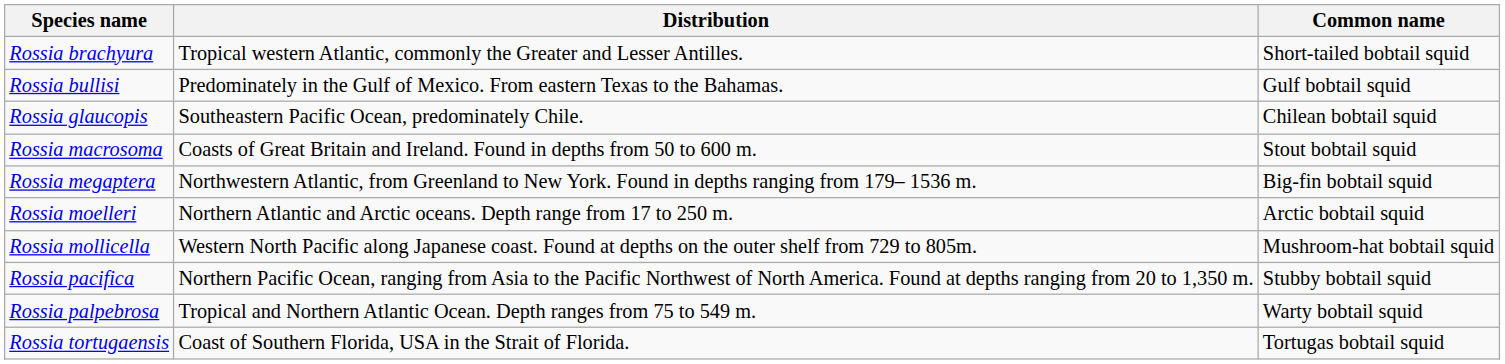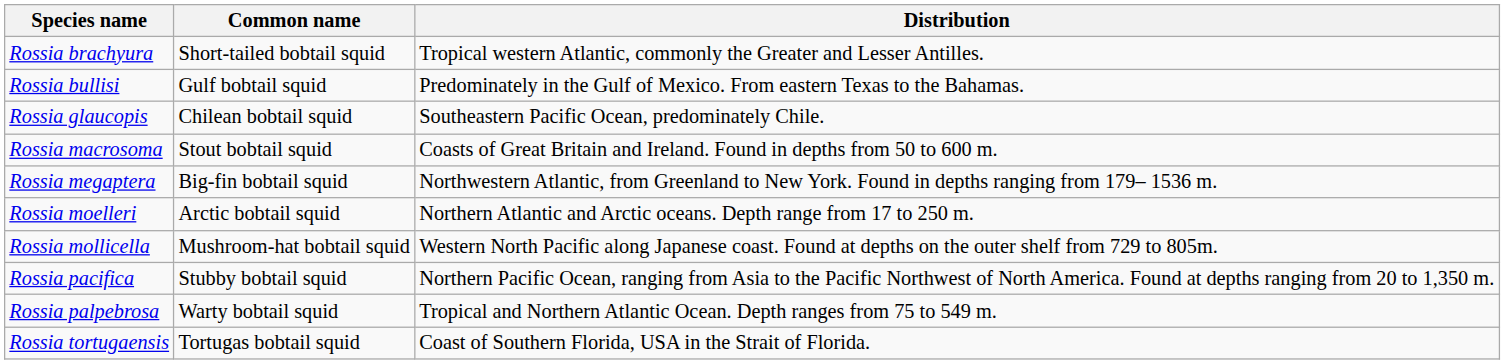columns swapped: (1379, 20) <-> (716, 20)
